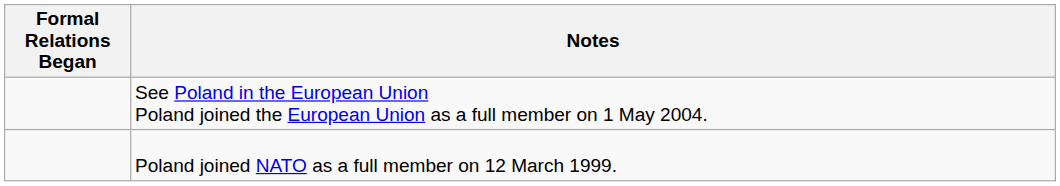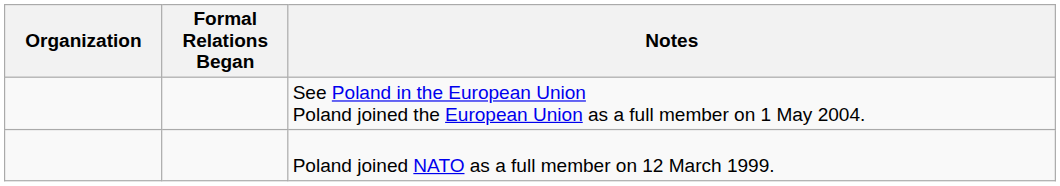+ column: (83, 41)
